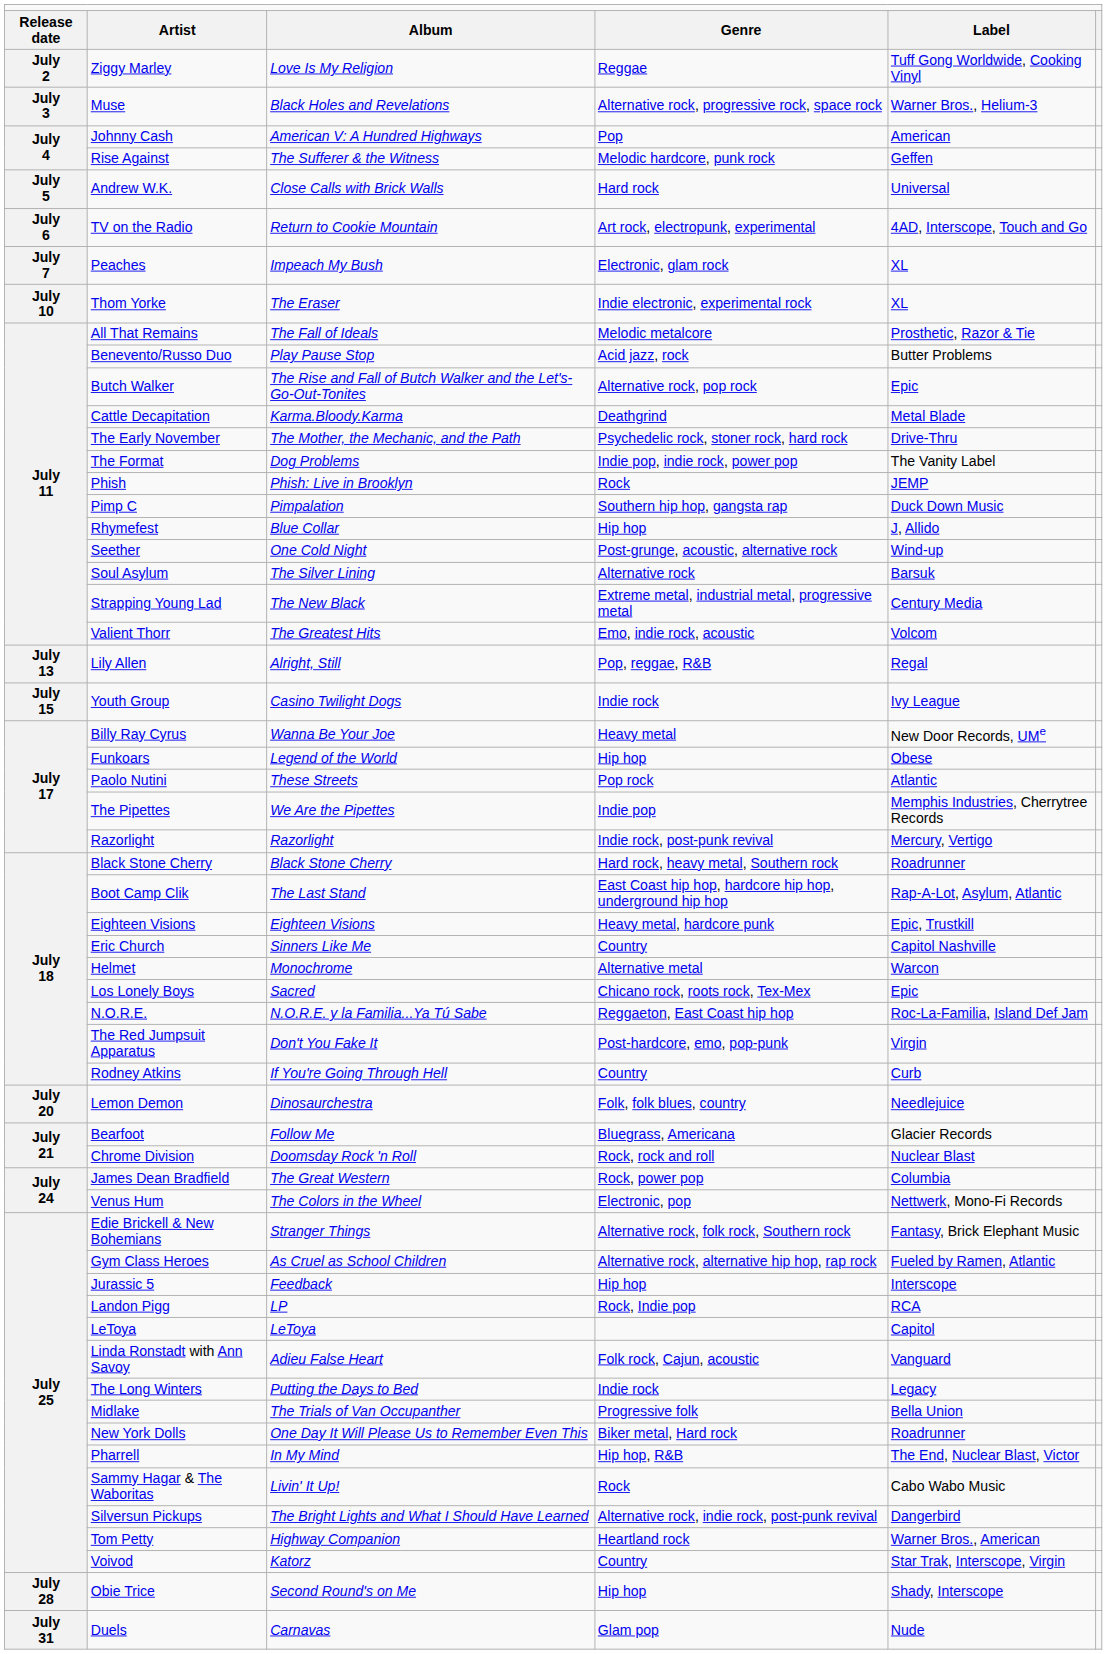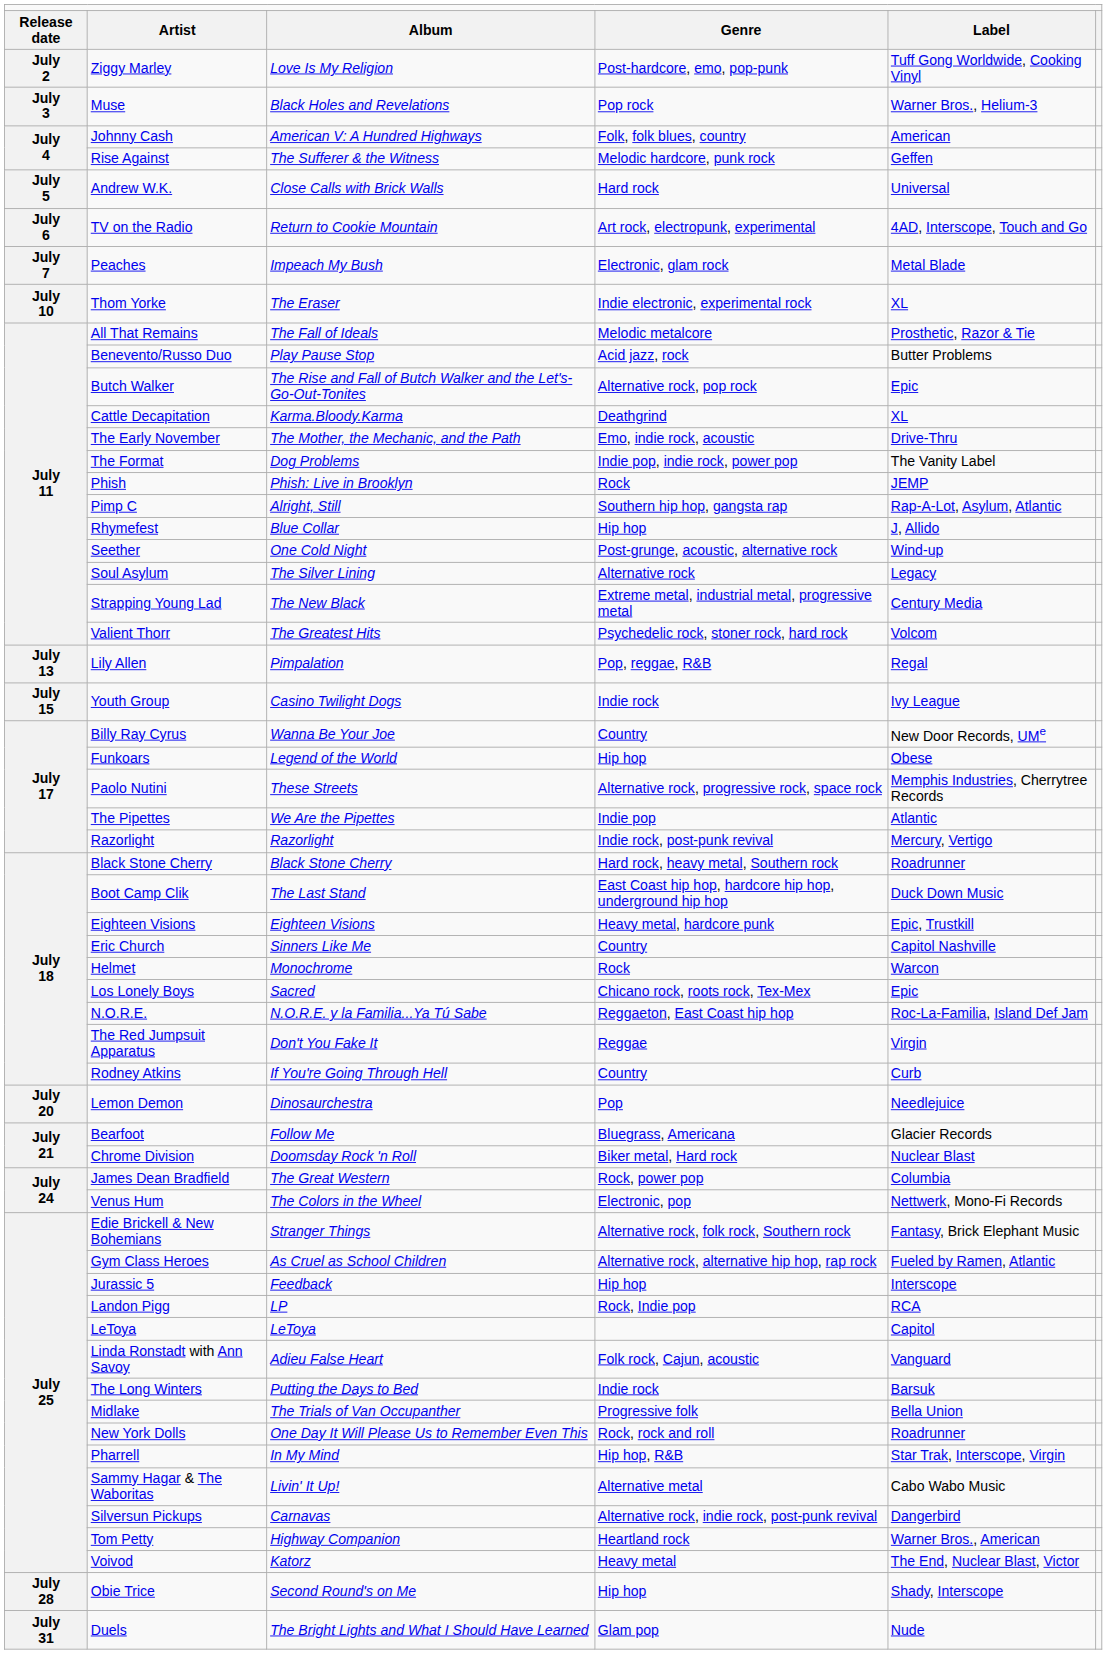(623, 68) Reggae -> (693, 68) Post-hardcore, emo, pop-punk
(740, 106) Alternative rock, progressive rock, space rock -> (626, 106) Pop rock
(610, 136) Pop -> (672, 136) Folk, folk blues, country
(899, 265) XL -> (928, 265) Metal Blade
(928, 416) Metal Blade -> (899, 416) XL
(723, 439) Psychedelic rock, stoner rock, hard rock -> (676, 439) Emo, indie rock, acoustic
(307, 506) Pimpalation -> (305, 506) Alright, Still
(947, 506) Duck Down Music -> (976, 506) Rap-A-Lot, Asylum, Atlantic
(913, 573) Barsuk -> (914, 573) Legacy
(676, 633) Emo, indie rock, acoustic -> (723, 633) Psychedelic rock, stoner rock, hard rock
(305, 663) Alright, Still -> (307, 663) Pimpalation
(637, 734) Heavy metal -> (623, 734) Country
(626, 780) Pop rock -> (740, 788) Alternative rock, progressive rock, space rock
(914, 780) Atlantic -> (989, 788) Memphis Industries, Cherrytree Records
(989, 811) Memphis Industries, Cherrytree Records -> (914, 818) Atlantic
(976, 893) Rap-A-Lot, Asylum, Atlantic -> (947, 893) Duck Down Music
(650, 968) Alternative metal -> (614, 968) Rock
(693, 1043) Post-hardcore, emo, pop-punk -> (623, 1043) Reggae
(672, 1104) Folk, folk blues, country -> (610, 1104) Pop
(656, 1156) Rock, rock and roll -> (668, 1156) Biker metal, Hard rock
(914, 1389) Legacy -> (913, 1389) Barsuk
(668, 1434) Biker metal, Hard rock -> (656, 1434) Rock, rock and roll
(985, 1456) The End, Nuclear Blast, Victor -> (978, 1456) Star Trak, Interscope, Virgin
(614, 1486) Rock -> (650, 1486) Alternative metal
(429, 1516) The Bright Lights and What I Should Have Learned -> (300, 1516) Carnavas
(623, 1561) Country -> (637, 1561) Heavy metal
(978, 1561) Star Trak, Interscope, Virgin -> (985, 1561) The End, Nuclear Blast, Victor
(300, 1629) Carnavas -> (429, 1629) The Bright Lights and What I Should Have Learned
